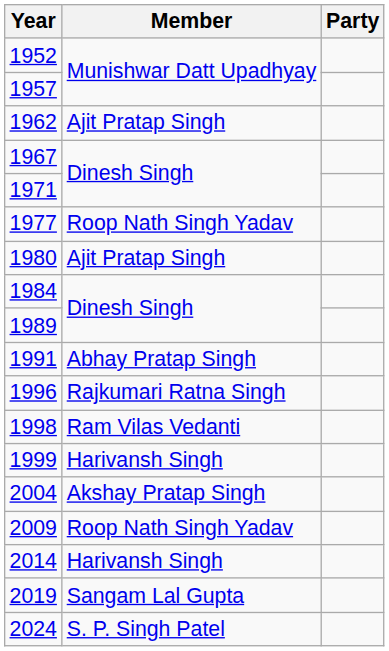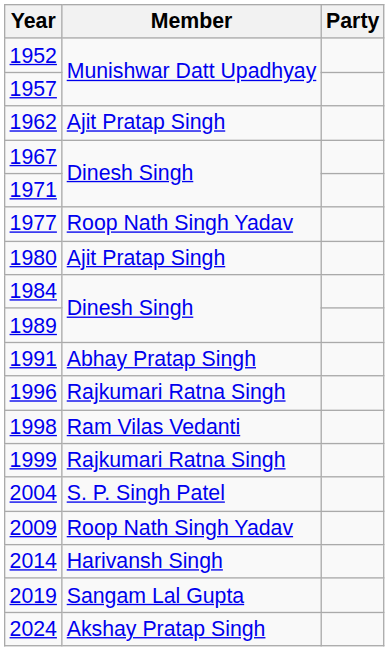(145, 460) Harivansh Singh -> (176, 460) Rajkumari Ratna Singh
(166, 493) Akshay Pratap Singh -> (146, 493) S. P. Singh Patel
(146, 628) S. P. Singh Patel -> (166, 628) Akshay Pratap Singh
